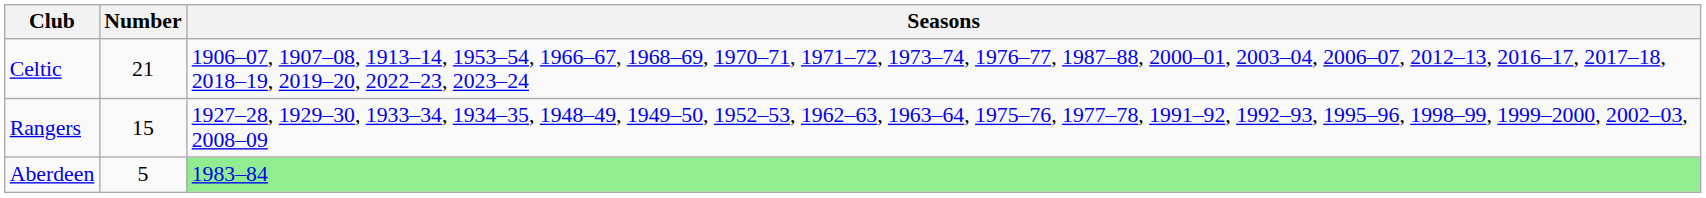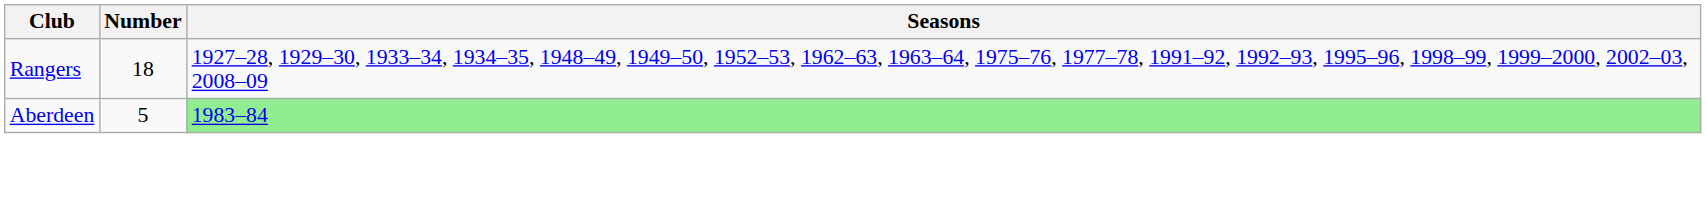- row: (36, 68)
(143, 127) 15 -> (143, 68) 18
